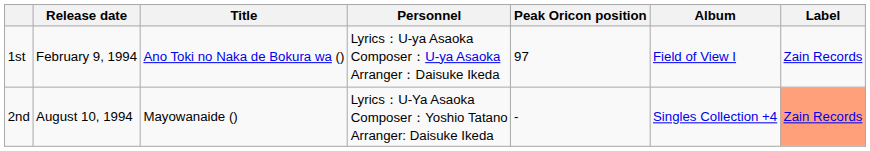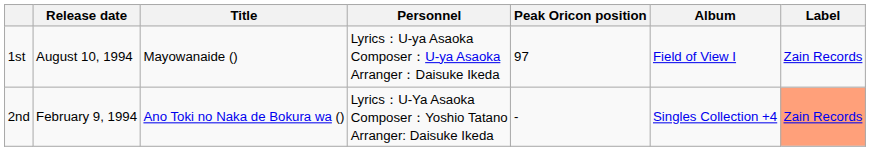(87, 57) February 9, 1994 -> (84, 57) August 10, 1994
(244, 57) Ano Toki no Naka de Bokura wa () -> (191, 57) Mayowanaide ()
(84, 117) August 10, 1994 -> (87, 117) February 9, 1994
(191, 117) Mayowanaide () -> (244, 117) Ano Toki no Naka de Bokura wa ()
